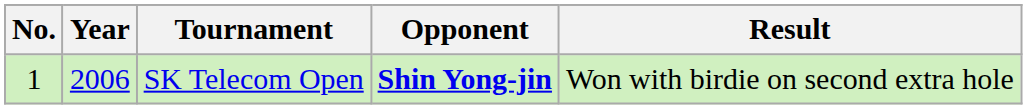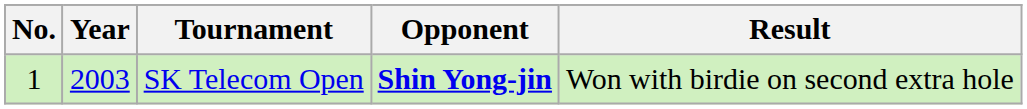(100, 78) 2006 -> (100, 78) 2003
